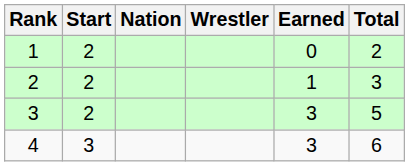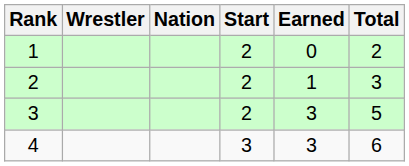columns swapped: (230, 20) <-> (89, 20)
